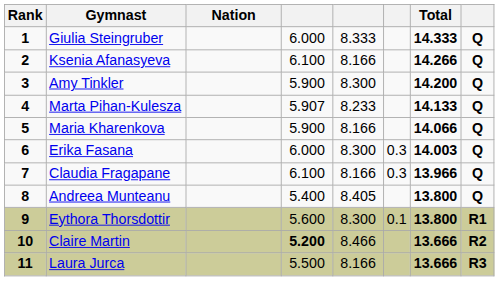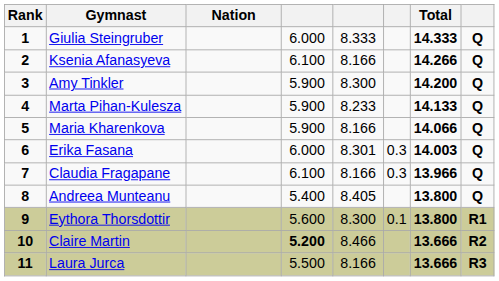(307, 106) 5.907 -> (307, 106) 5.900
(358, 151) 8.300 -> (358, 151) 8.301
